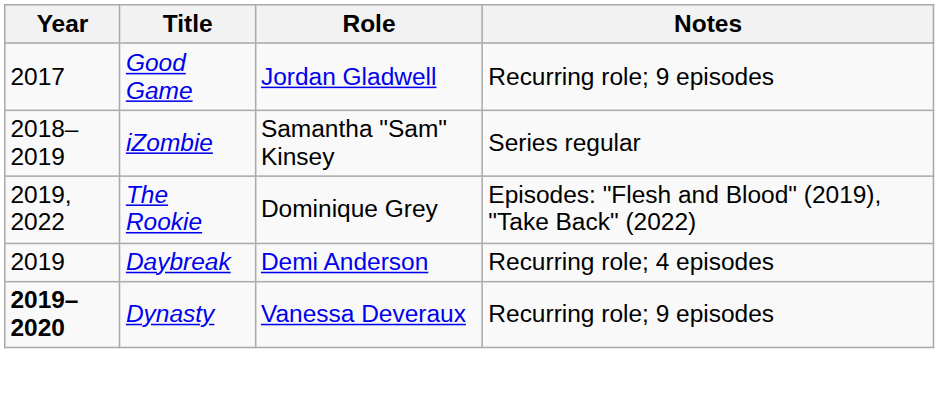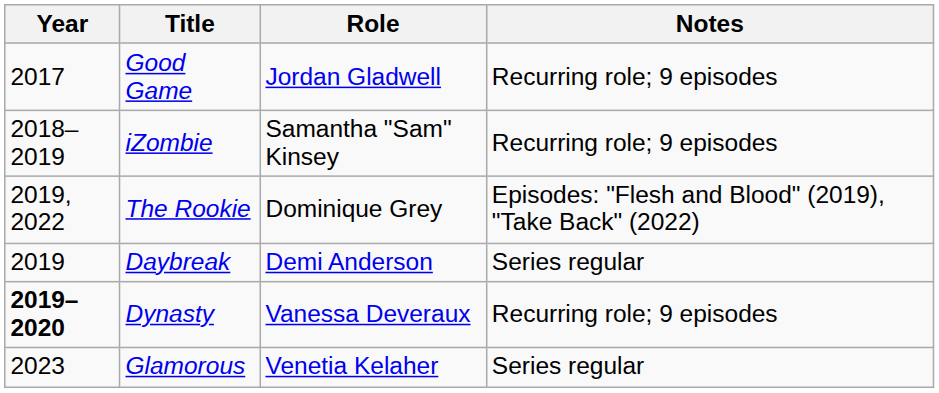(565, 142) Series regular -> (635, 142) Recurring role; 9 episodes
(631, 261) Recurring role; 4 episodes -> (568, 261) Series regular
+ row: (185, 367)
